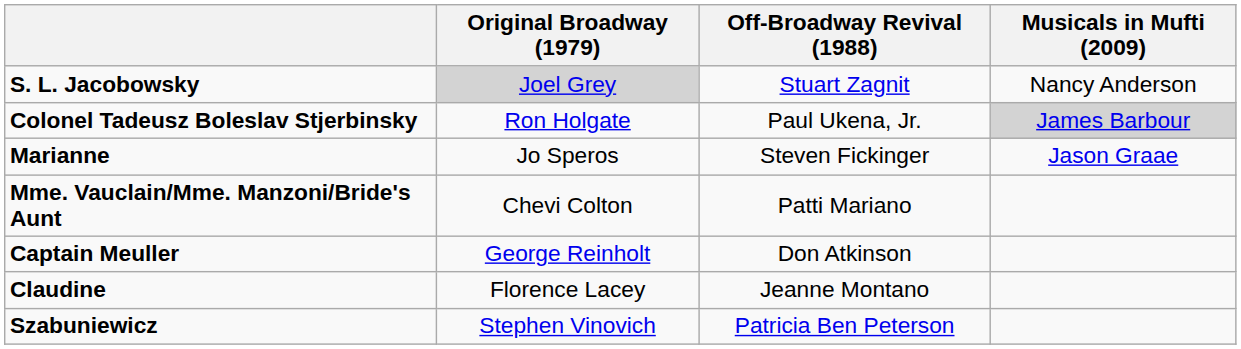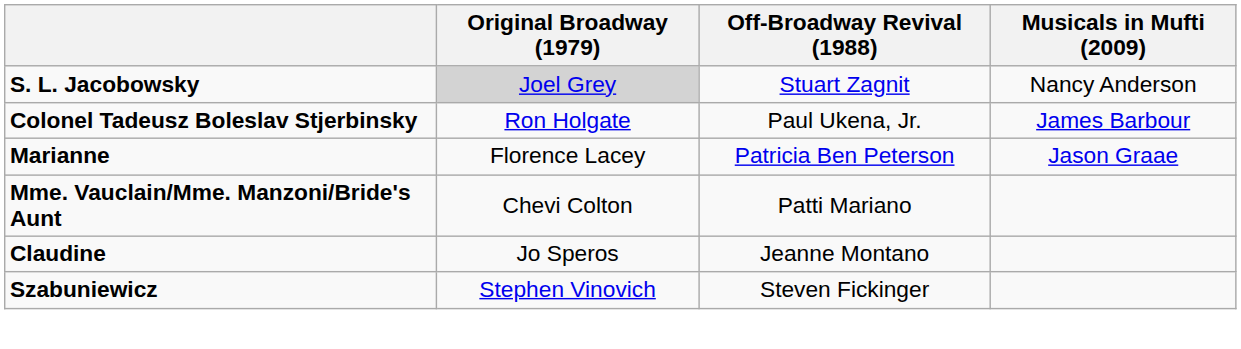(1113, 120) lightgrey background -> (1113, 120) no background
(568, 156) Jo Speros -> (568, 156) Florence Lacey
(845, 156) Steven Fickinger -> (845, 156) Patricia Ben Peterson
- row: (95, 253)
(568, 289) Florence Lacey -> (568, 253) Jo Speros
(845, 325) Patricia Ben Peterson -> (845, 289) Steven Fickinger
